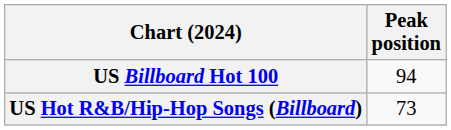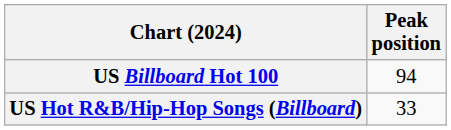(406, 108) 73 -> (406, 108) 33
